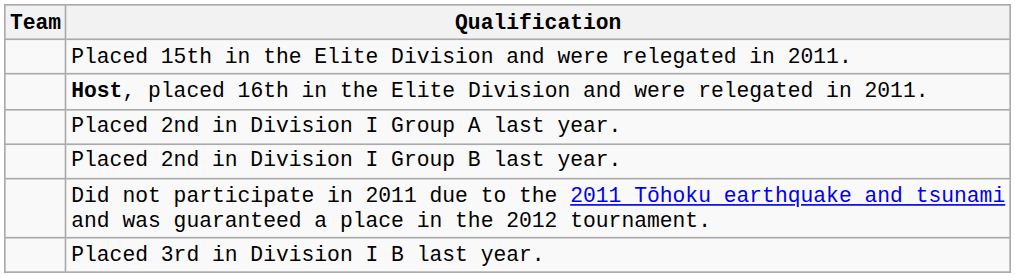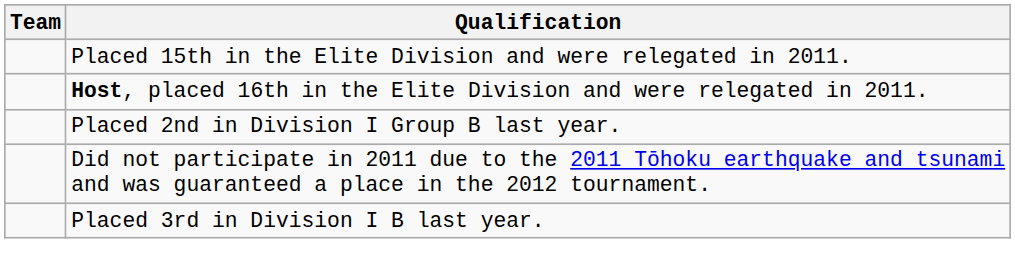- row: (346, 126)
